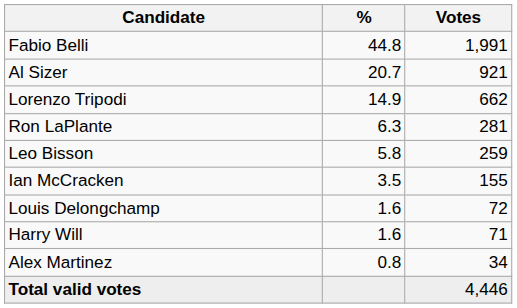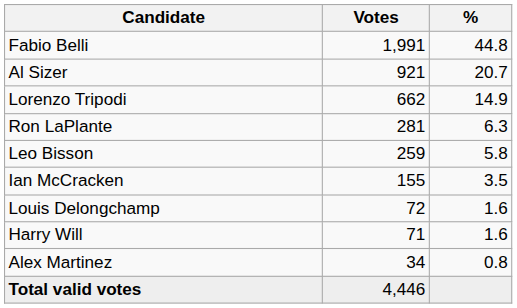columns swapped: (458, 18) <-> (364, 18)
